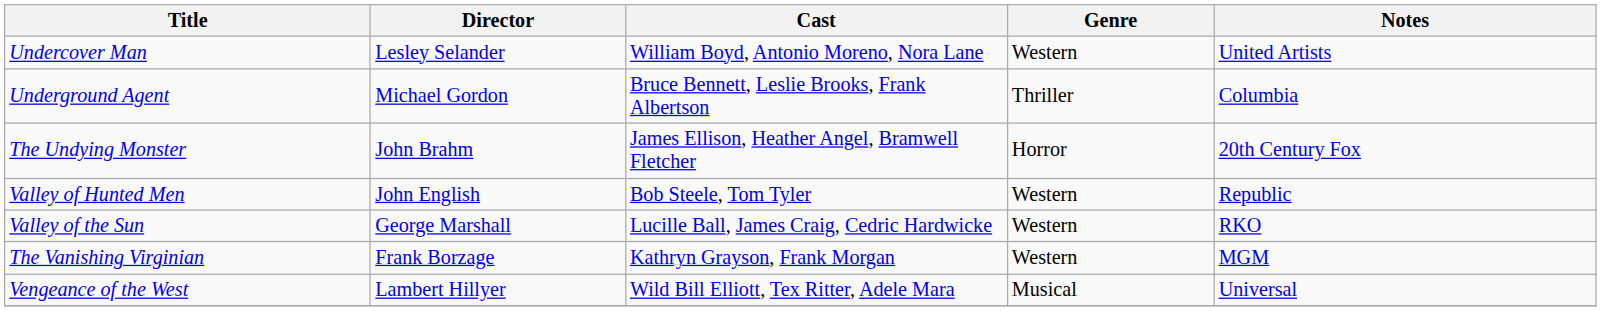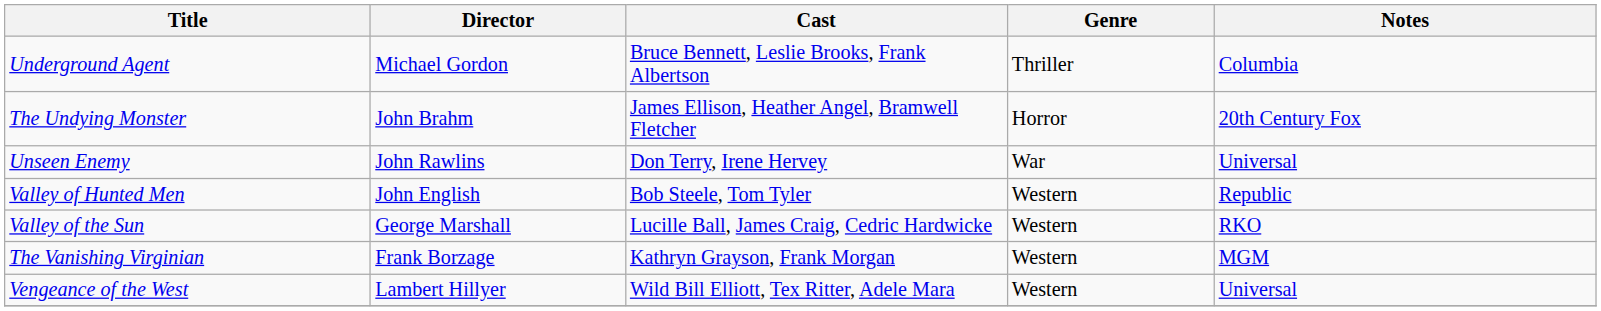- row: (78, 52)
+ row: (69, 161)
(1044, 289) Musical -> (1045, 289) Western
